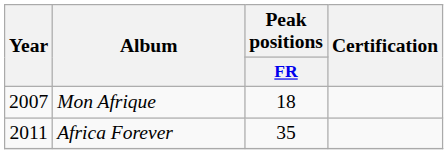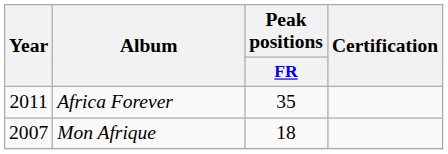rows swapped: (107, 101) <-> (115, 132)
